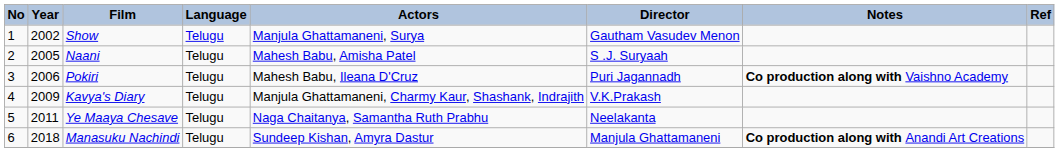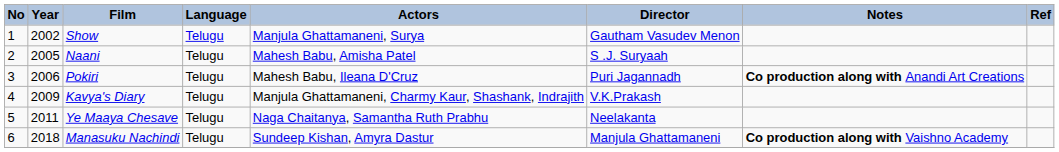(877, 77) Co production along with Vaishno Academy -> (885, 77) Co production along with Anandi Art Creations
(885, 138) Co production along with Anandi Art Creations -> (877, 138) Co production along with Vaishno Academy
